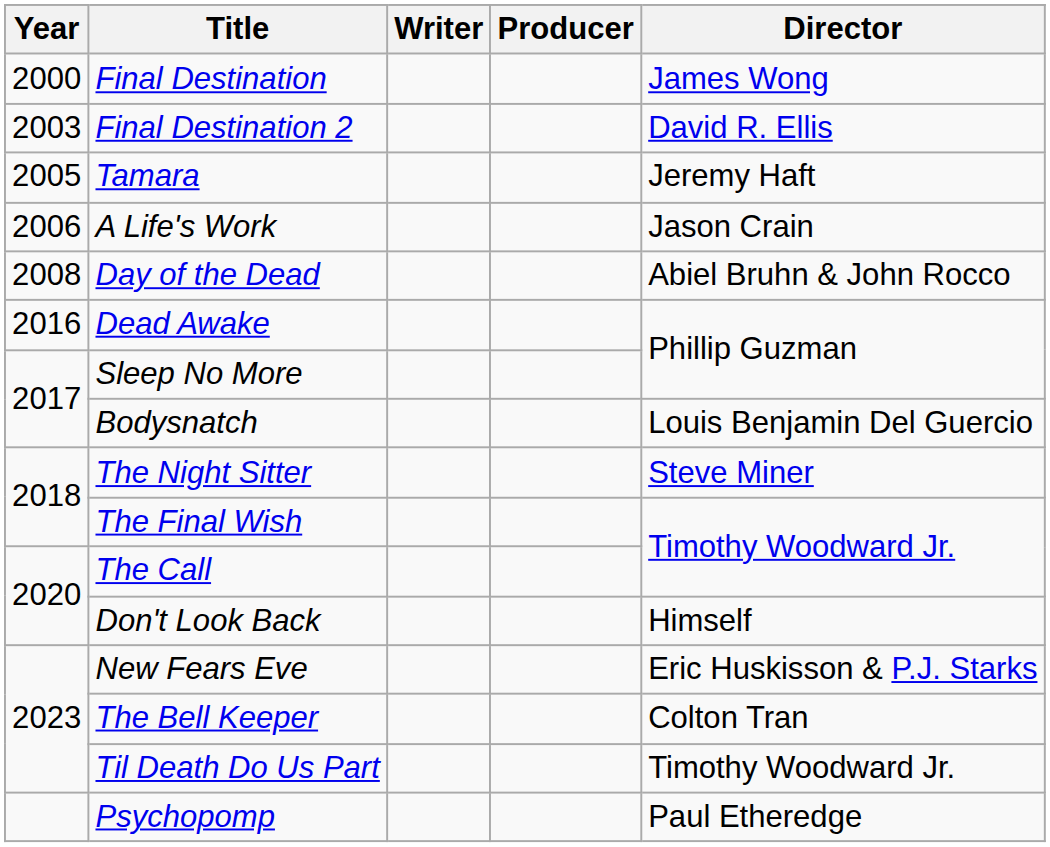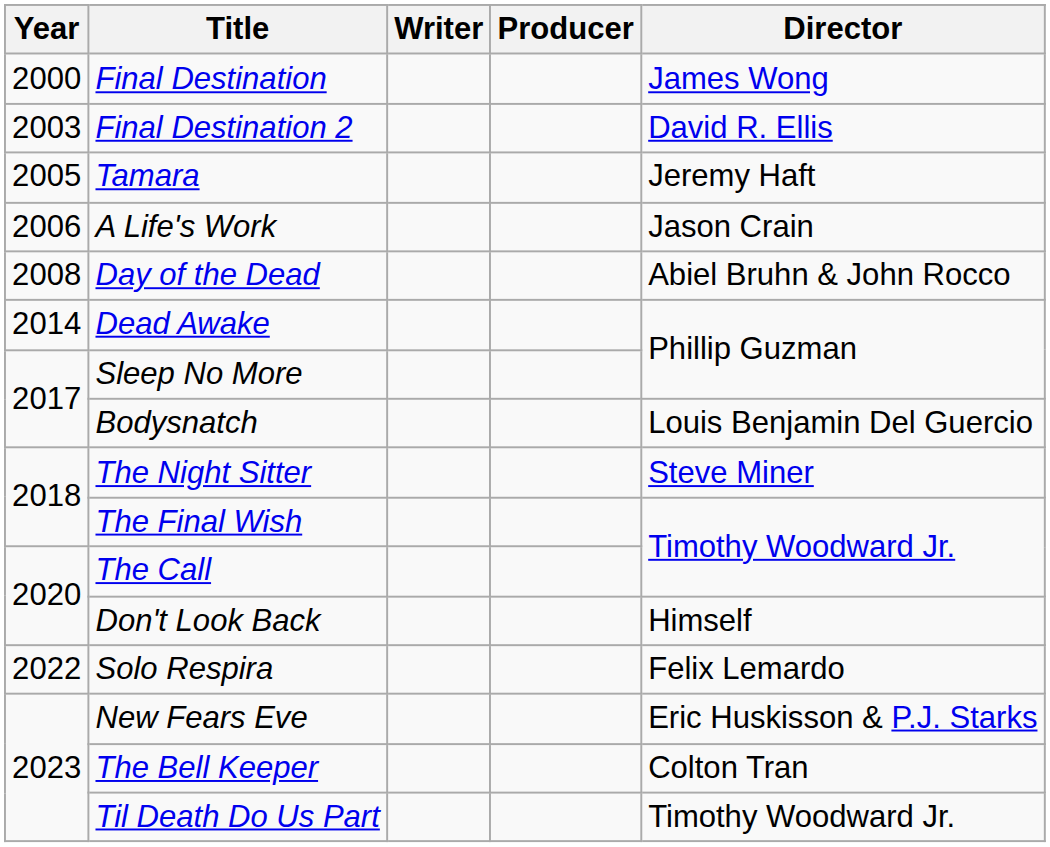(47, 324) 2016 -> (47, 324) 2014
+ row: (184, 669)
- row: (185, 816)
